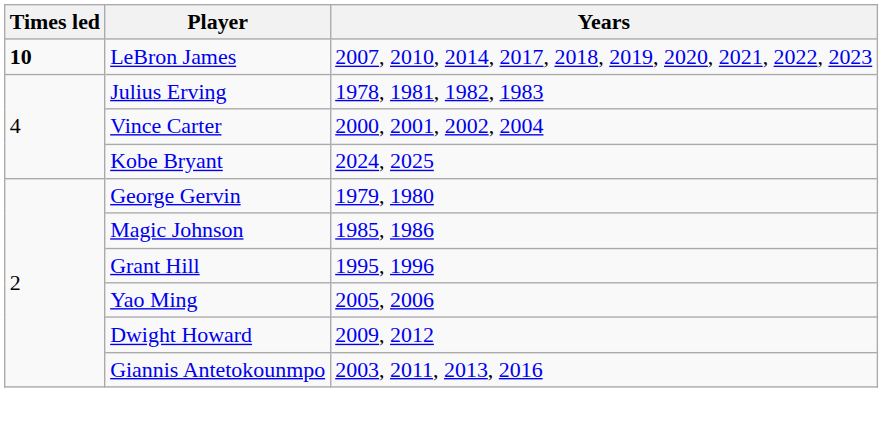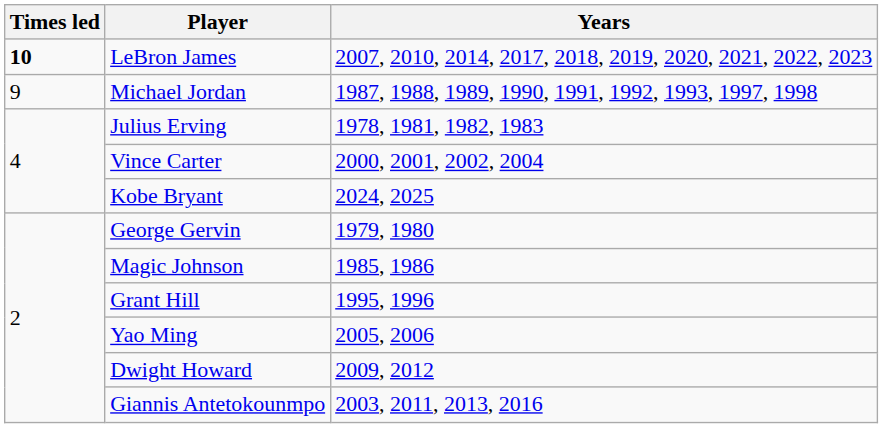+ row: (178, 91)
